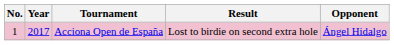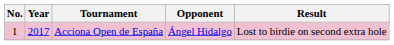columns swapped: (355, 13) <-> (243, 13)
